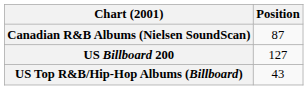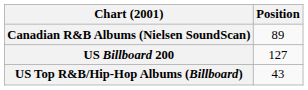(278, 34) 87 -> (278, 34) 89
